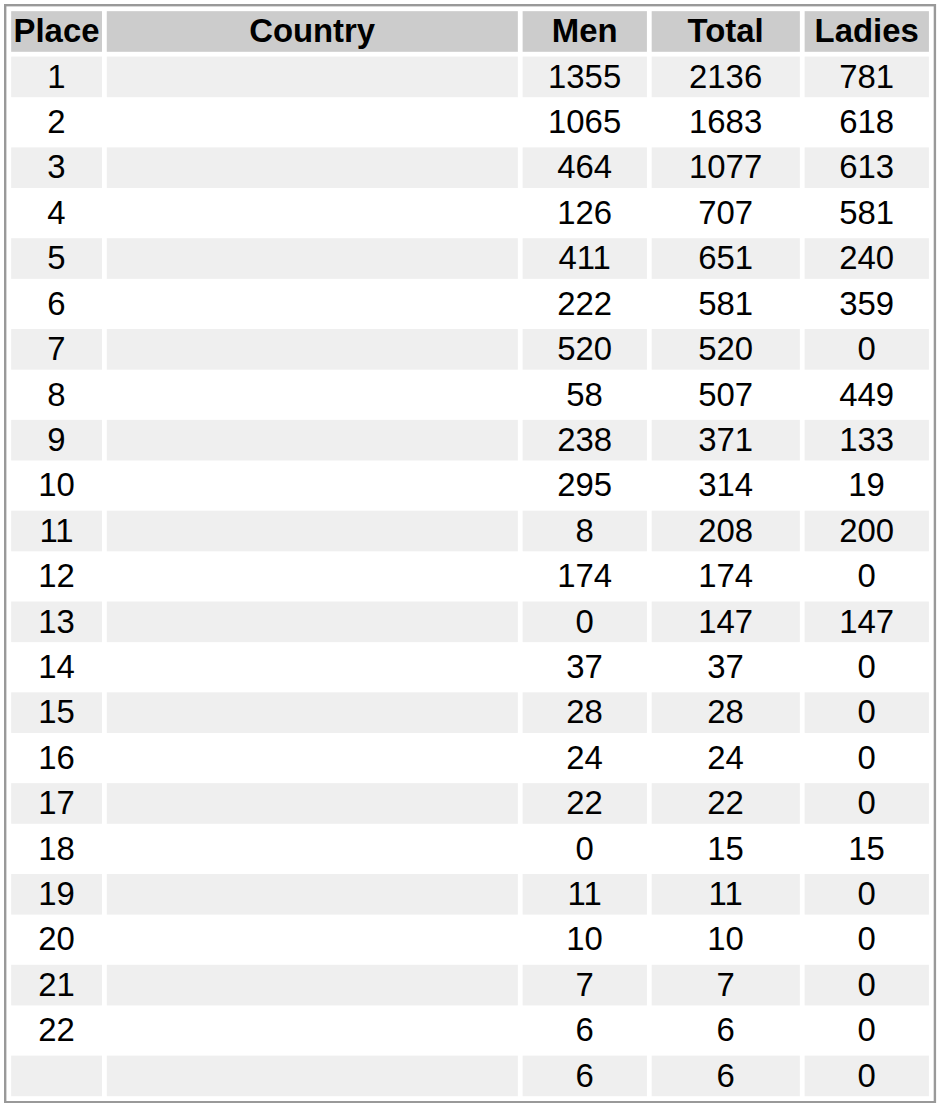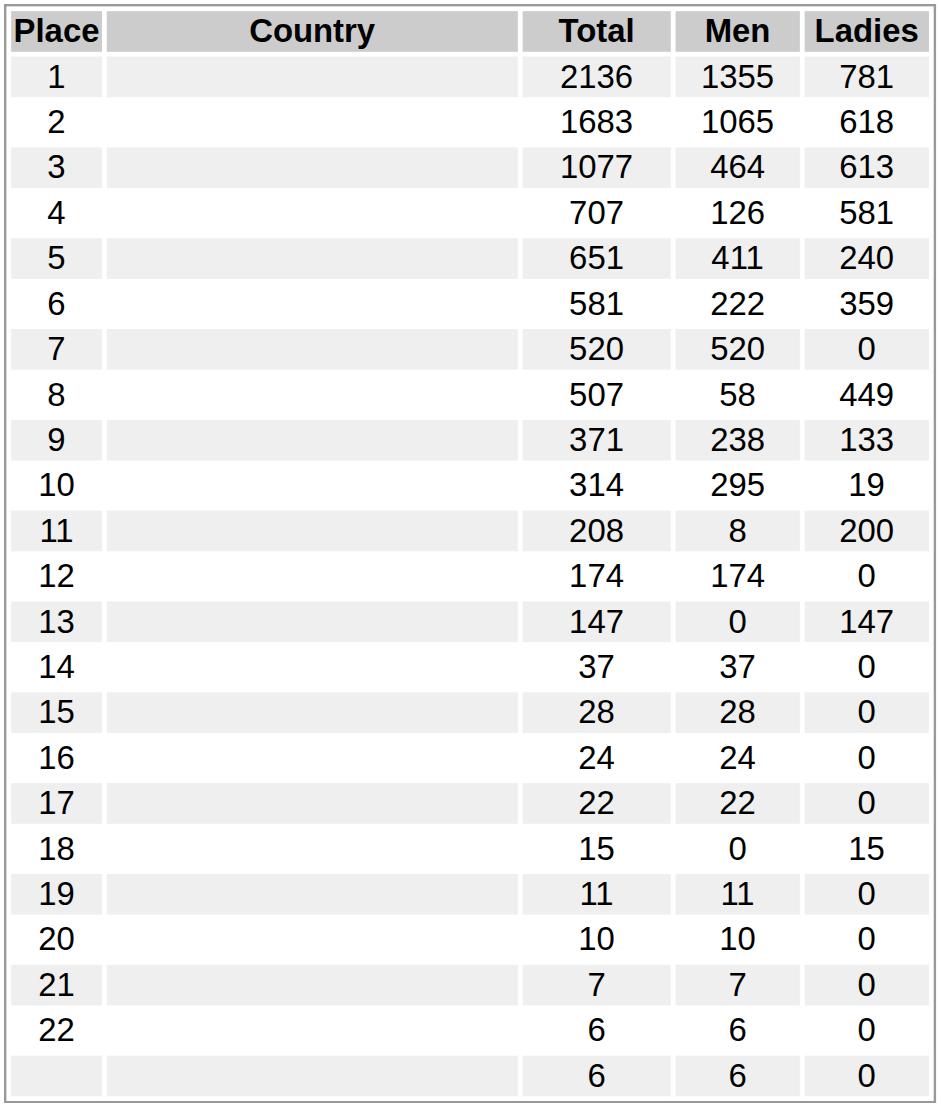columns swapped: (726, 31) <-> (585, 31)
